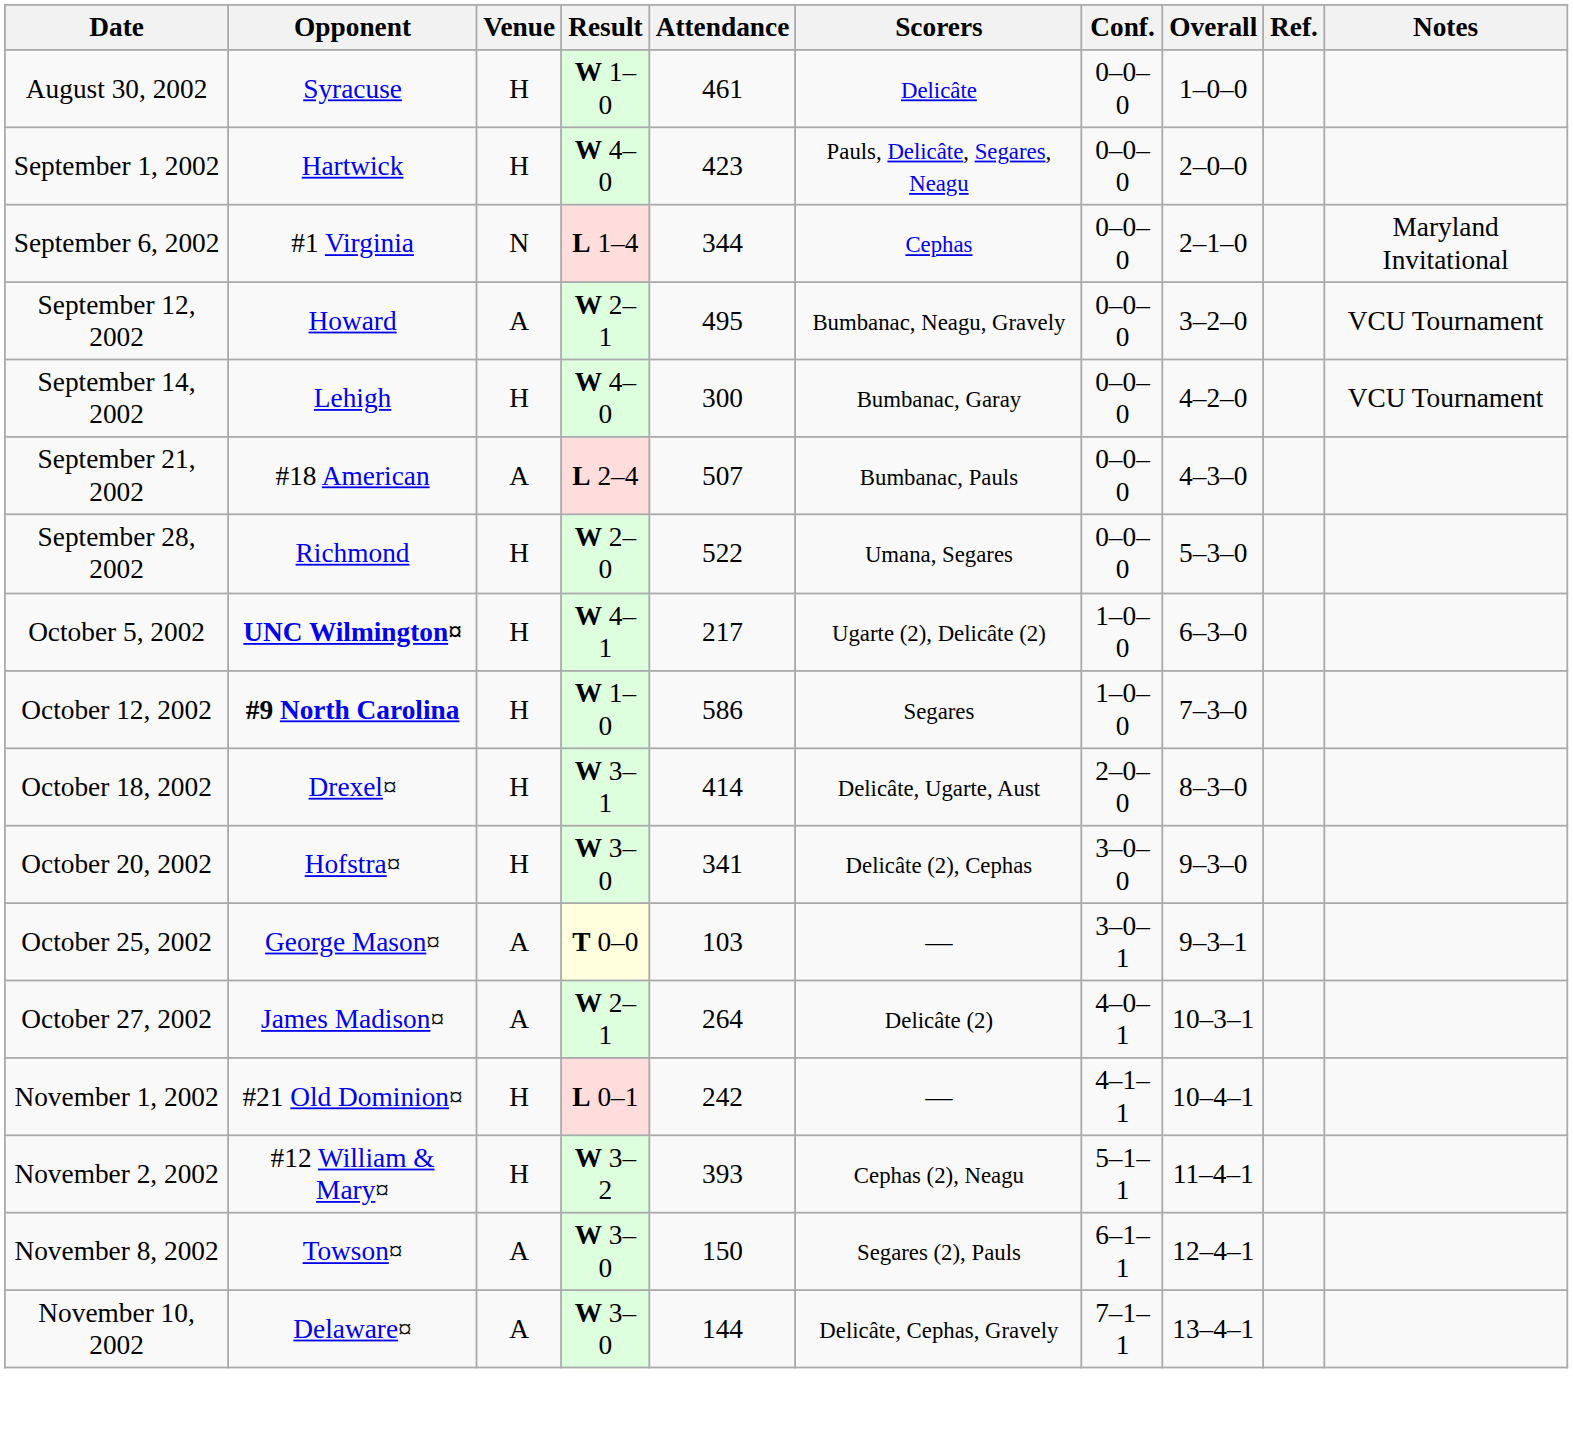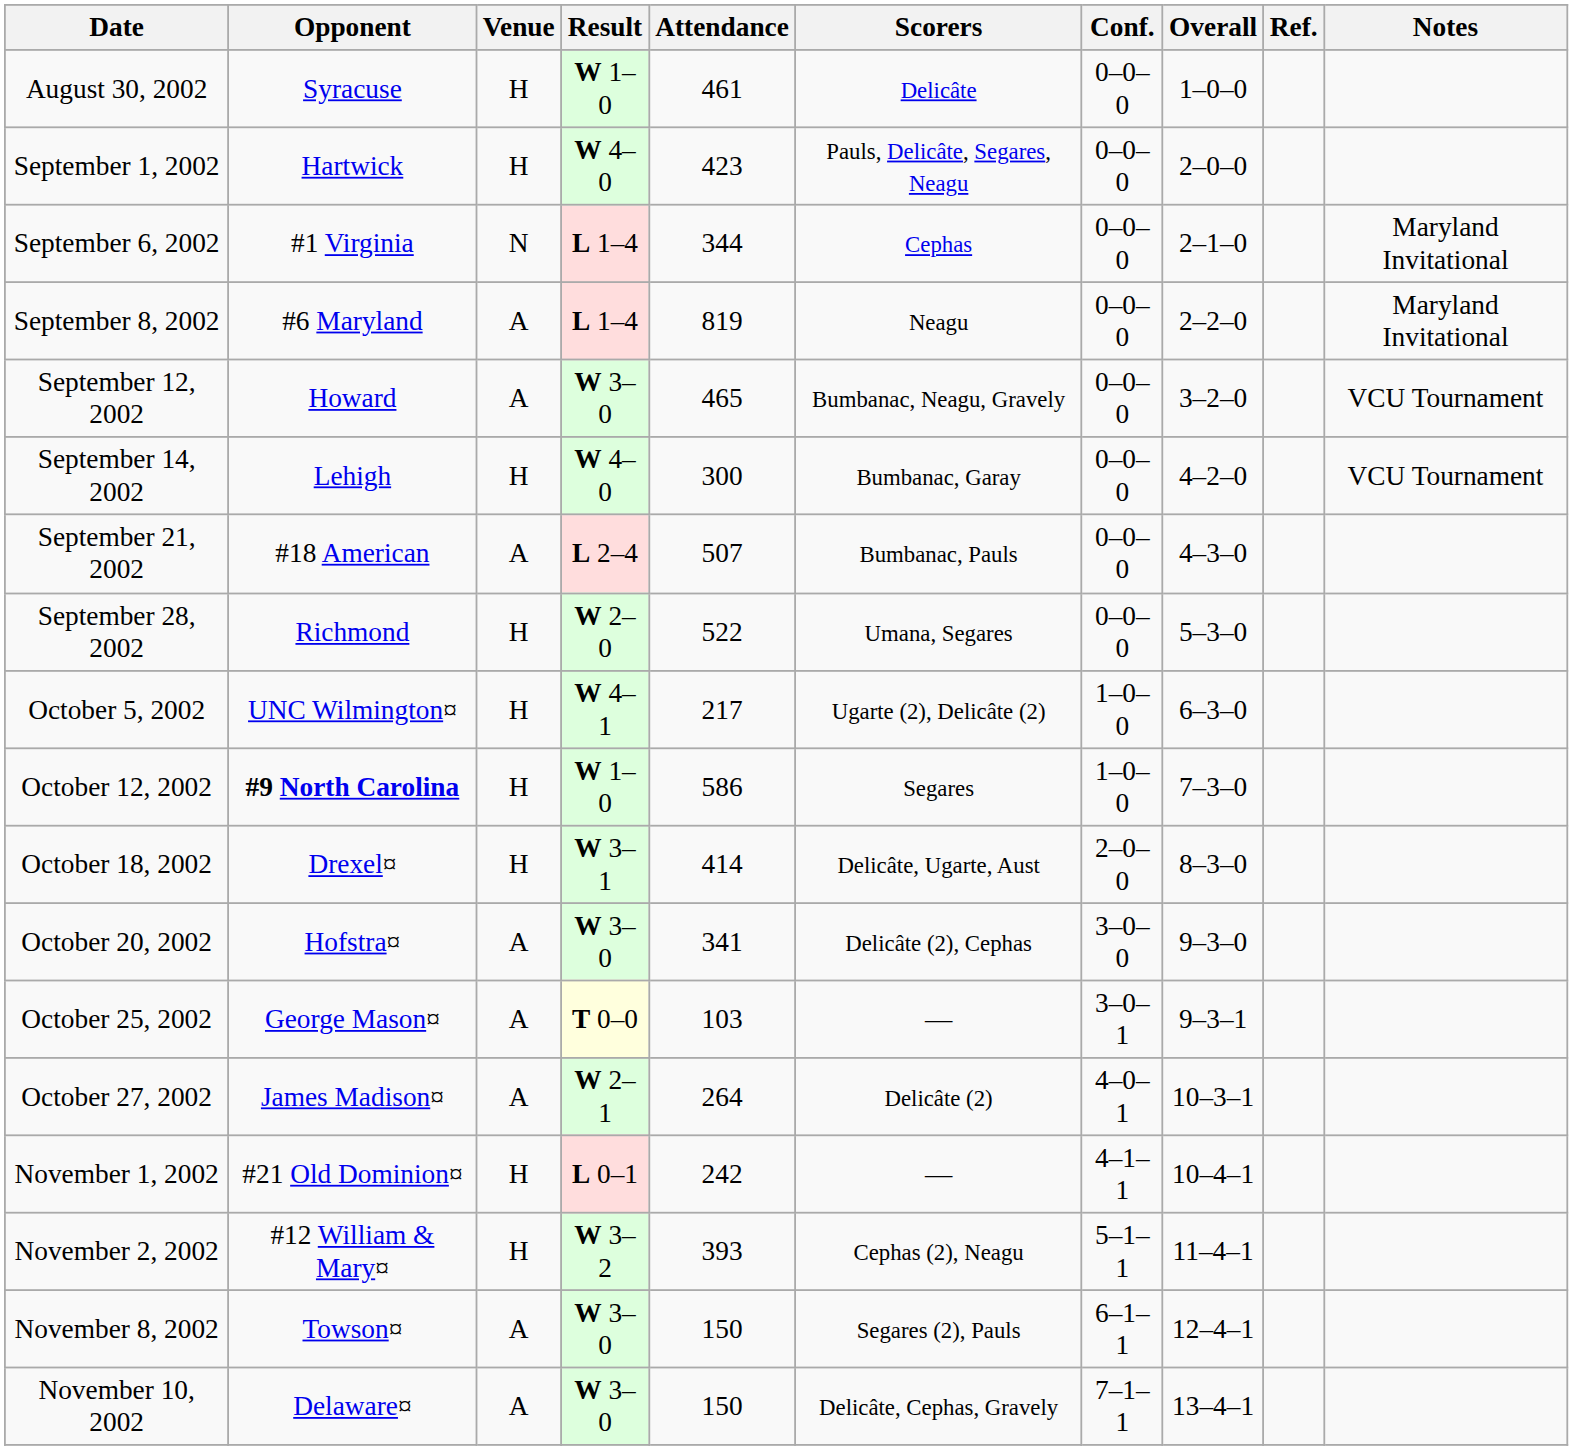+ row: (117, 321)
(605, 321) W 2–1 -> (605, 398) W 3–0
(722, 321) 495 -> (722, 398) 465
(353, 631) bold -> (352, 708) normal
(519, 863) H -> (519, 941) A
(722, 1328) 144 -> (722, 1406) 150
